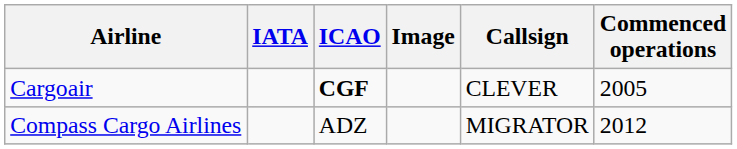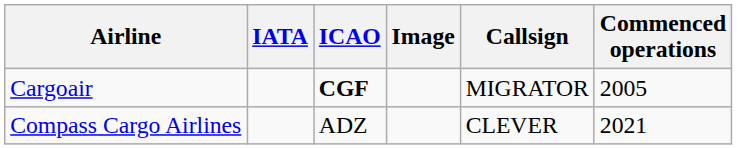(512, 87) CLEVER -> (527, 87) MIGRATOR
(527, 125) MIGRATOR -> (512, 125) CLEVER
(623, 125) 2012 -> (623, 125) 2021
